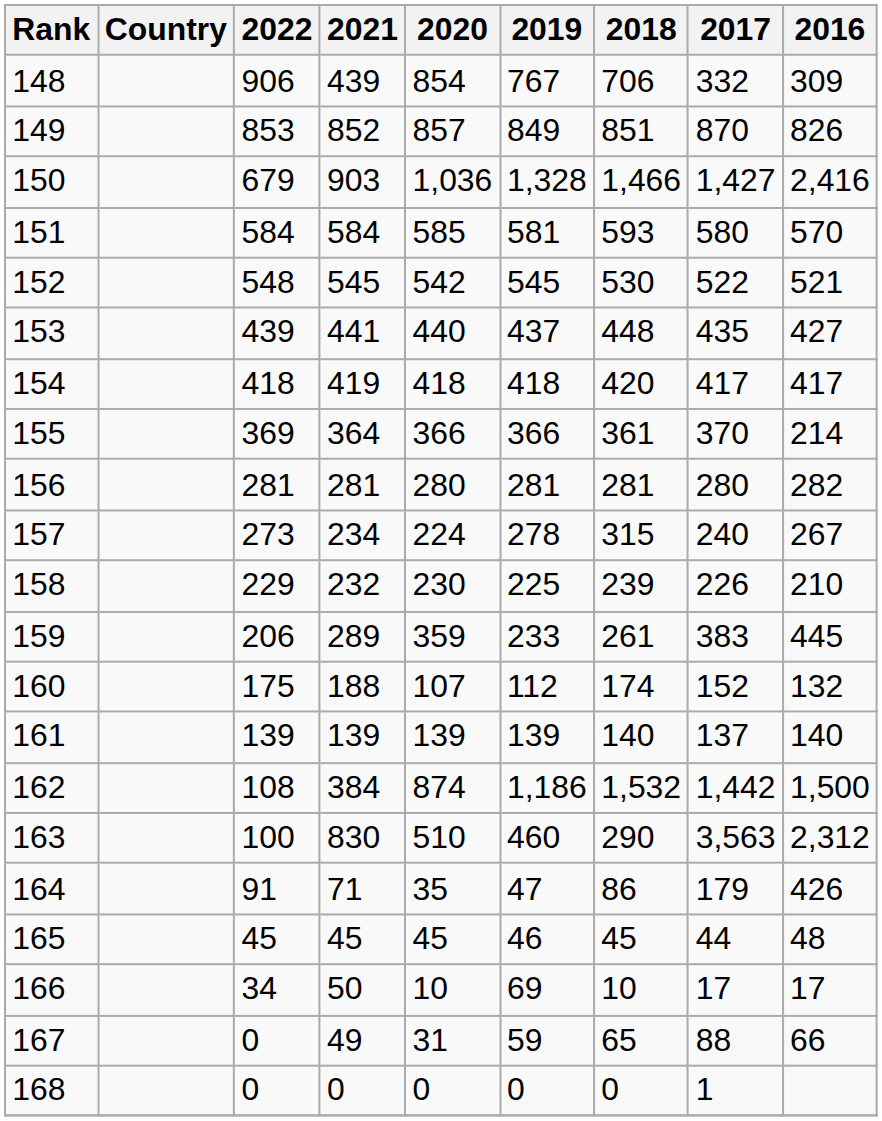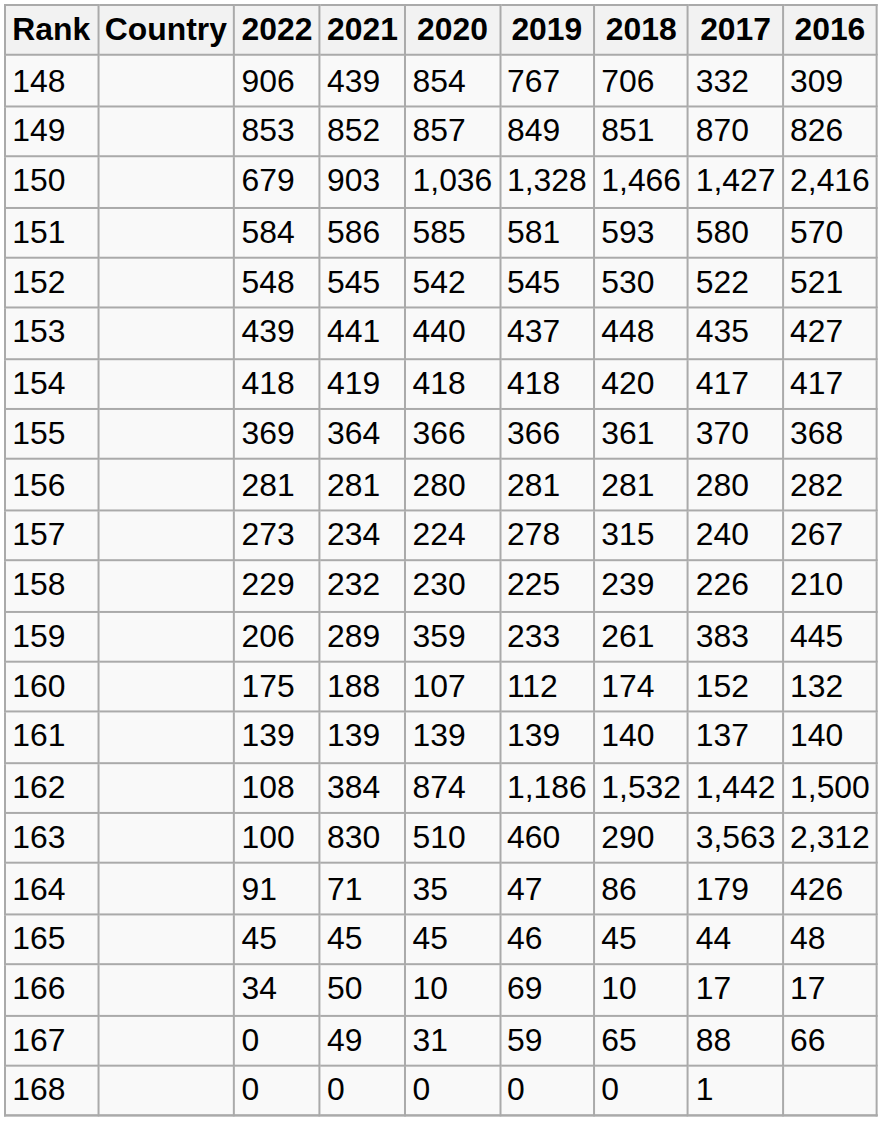(354, 231) 584 -> (354, 231) 586
(817, 433) 214 -> (817, 433) 368
